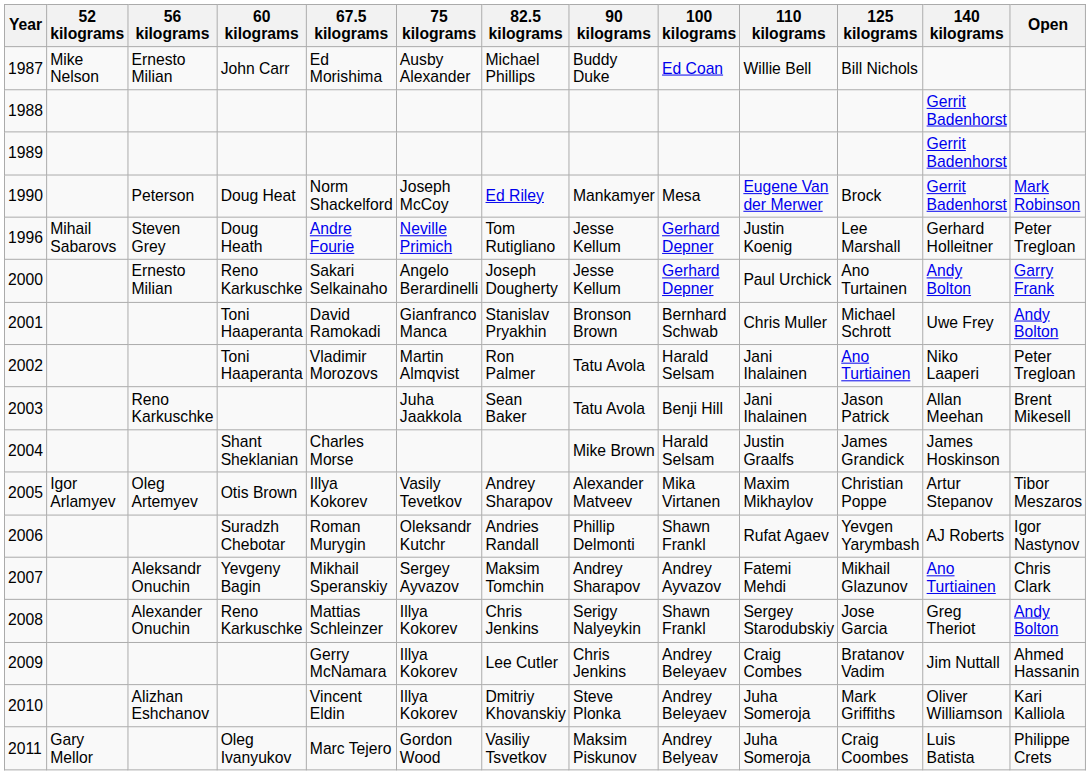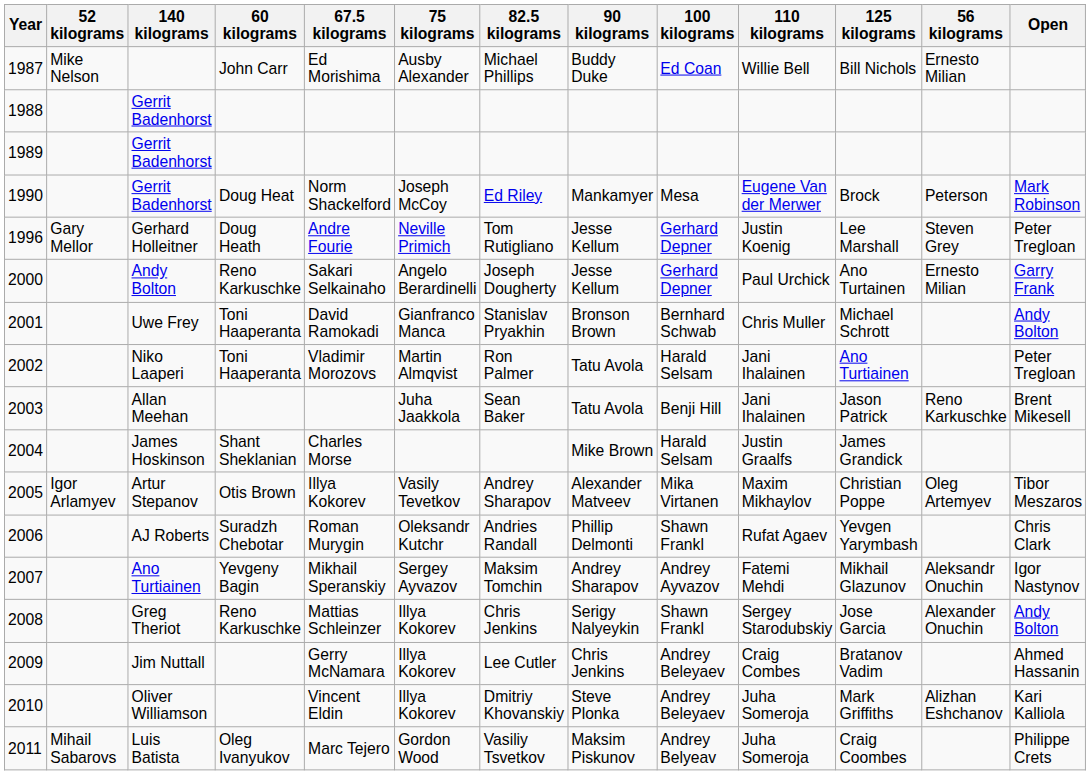columns swapped: (172, 25) <-> (967, 25)
(83, 238) Mihail Sabarovs -> (72, 238) Gary Mellor
(1047, 535) Igor Nastynov -> (1032, 535) Chris Clark
(1032, 578) Chris Clark -> (1047, 578) Igor Nastynov
(72, 748) Gary Mellor -> (83, 748) Mihail Sabarovs
